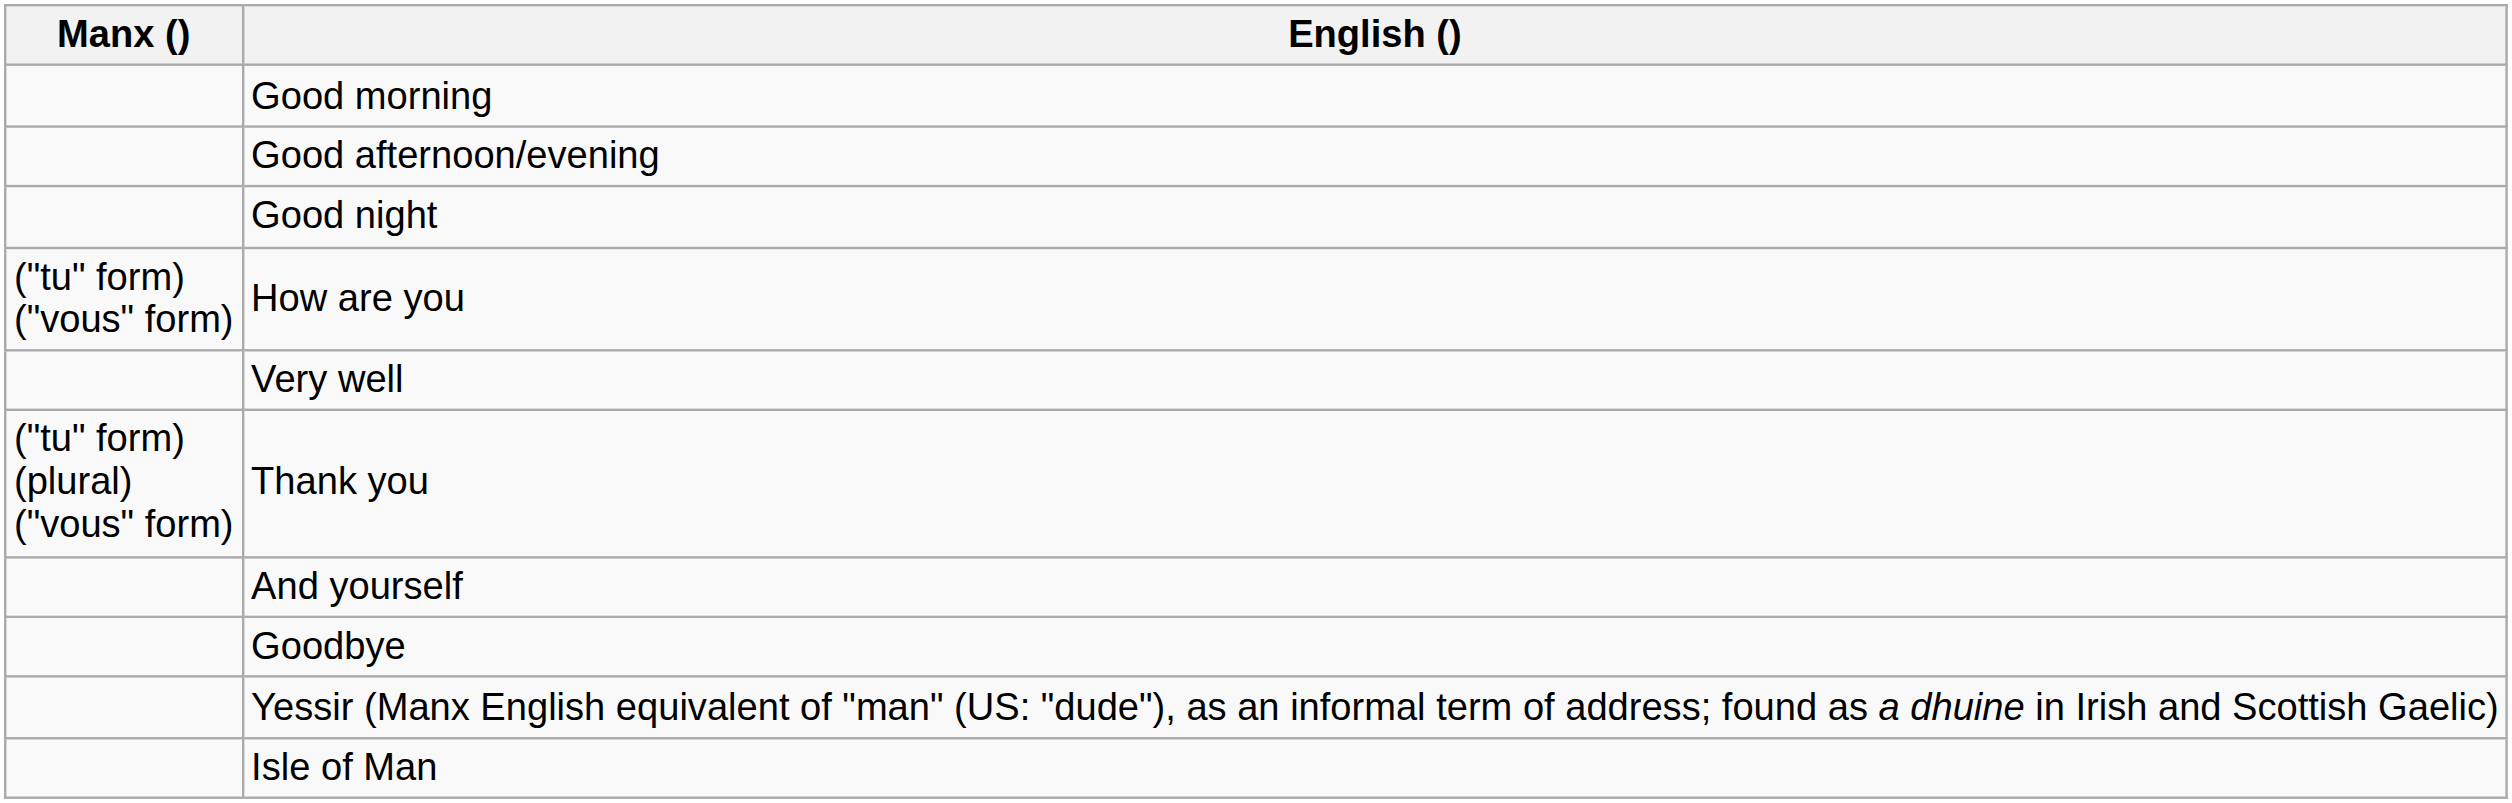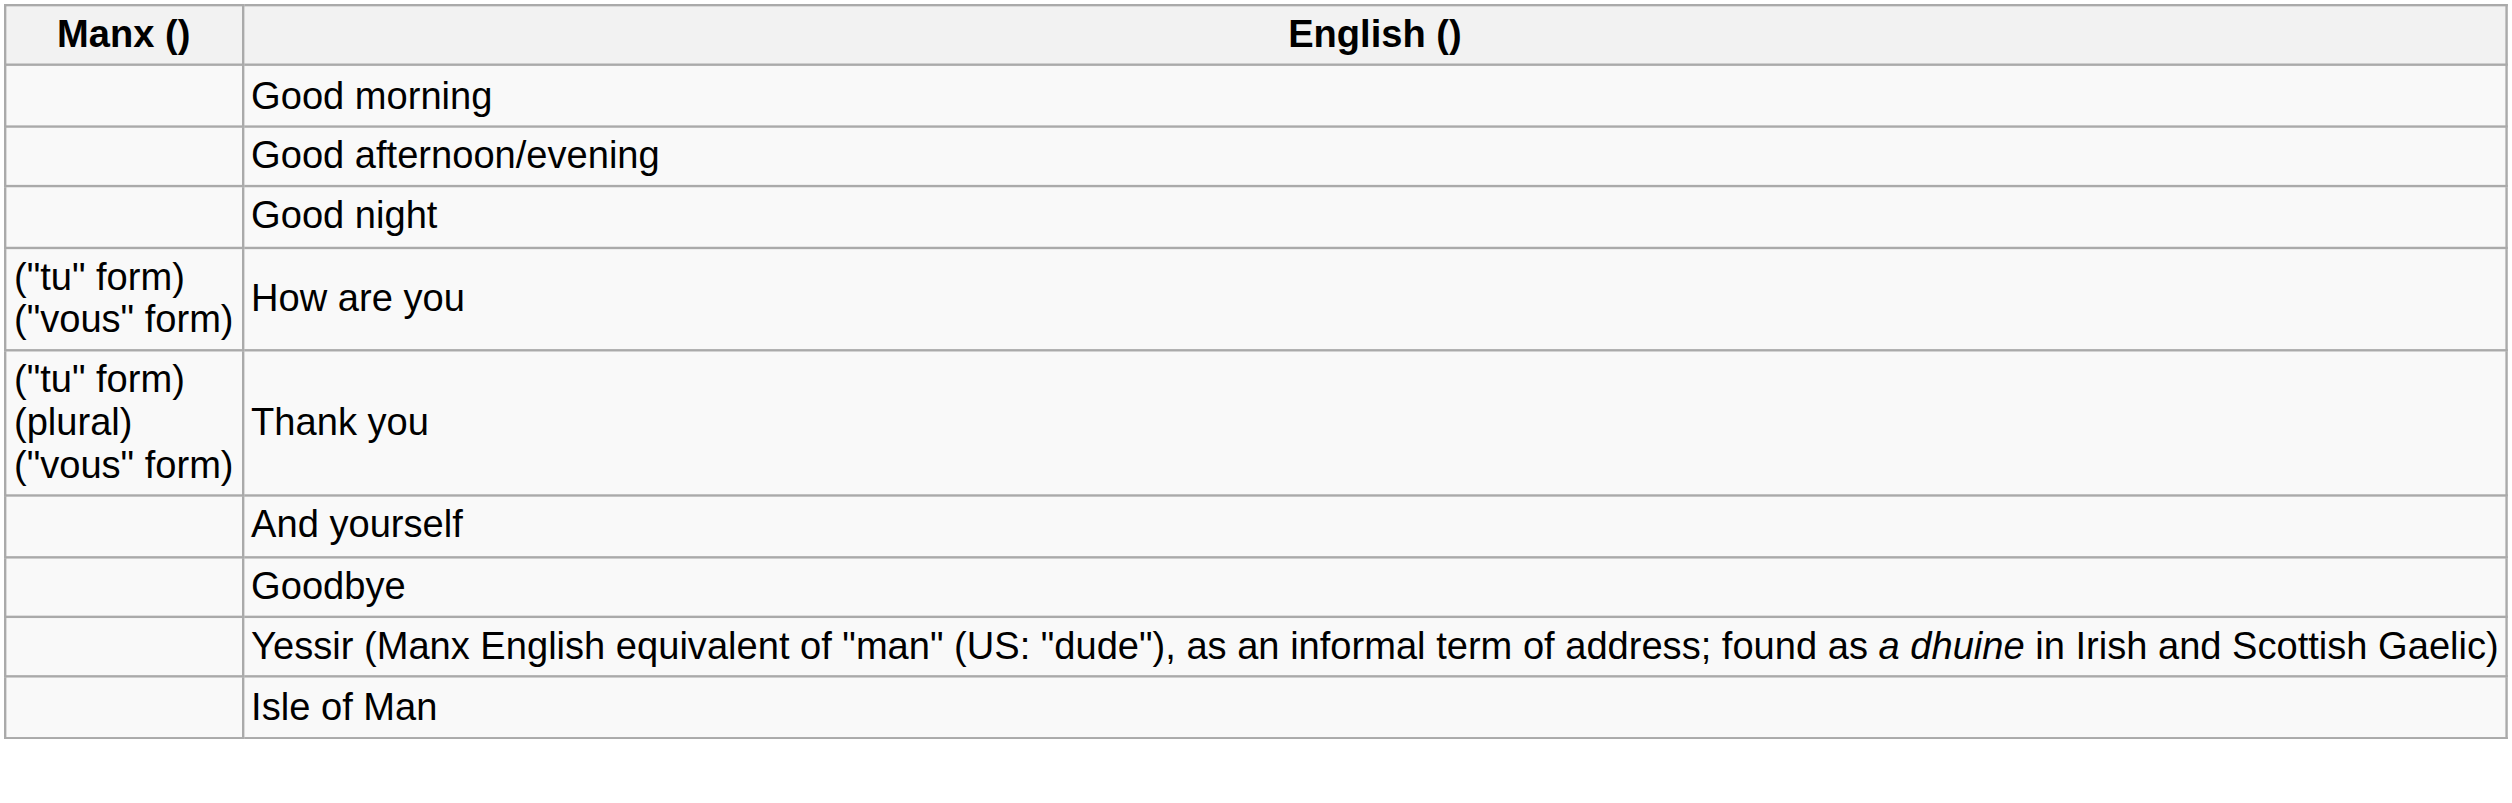- row: (327, 379)
